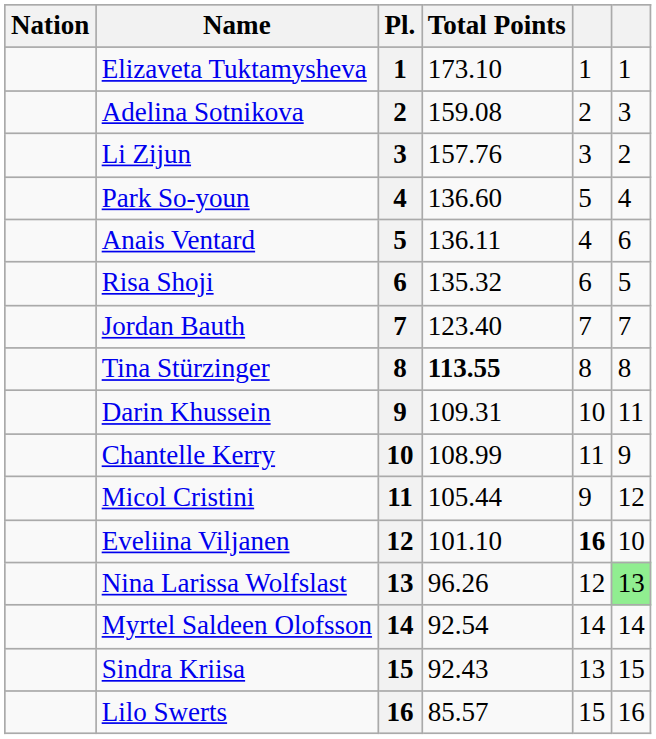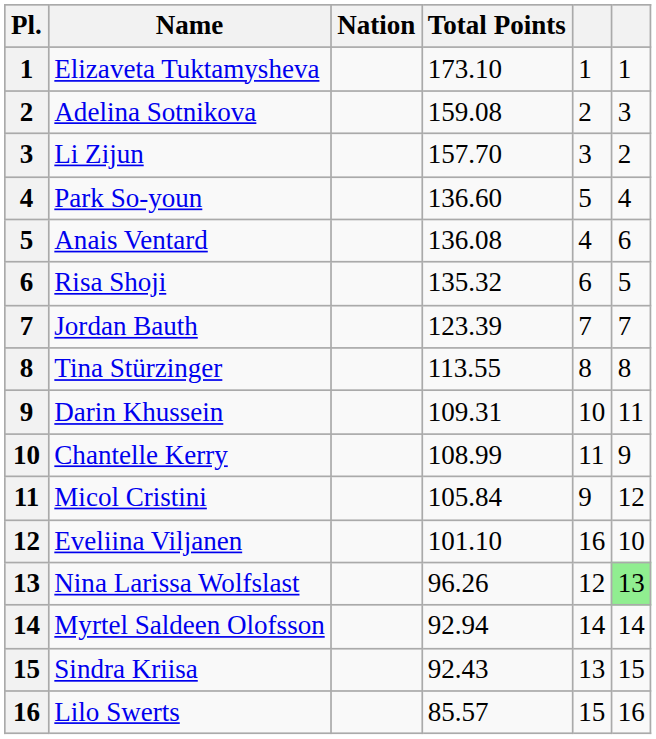columns swapped: (400, 25) <-> (50, 25)
(465, 154) 157.76 -> (465, 154) 157.70
(464, 240) 136.11 -> (465, 240) 136.08
(465, 326) 123.40 -> (465, 326) 123.39
(464, 369) bold -> (464, 369) normal
(465, 497) 105.44 -> (465, 497) 105.84
(592, 540) bold -> (592, 540) normal
(458, 626) 92.54 -> (458, 626) 92.94
